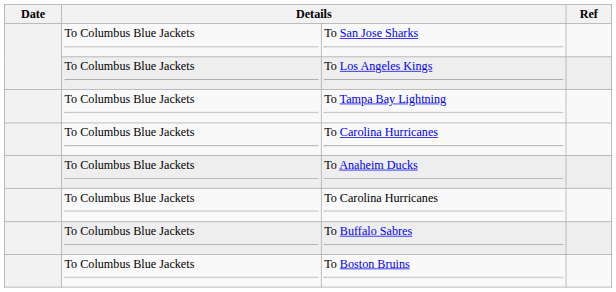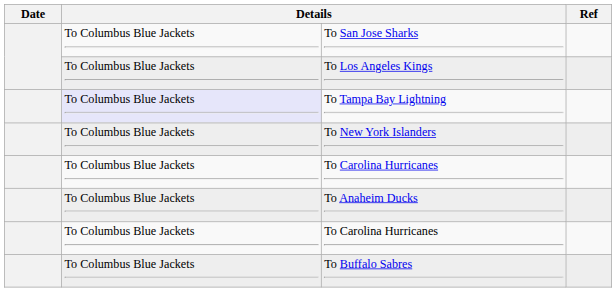(192, 103) no background -> (192, 103) lavender background
+ row: (33, 139)
- row: (33, 271)
